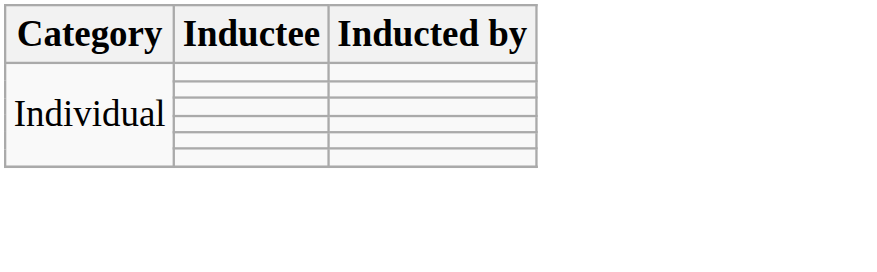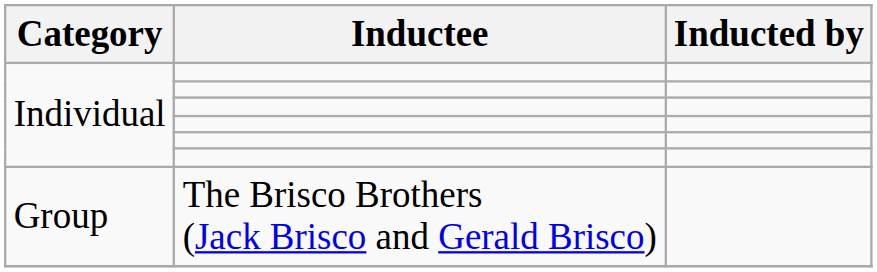+ row: (61, 215)
